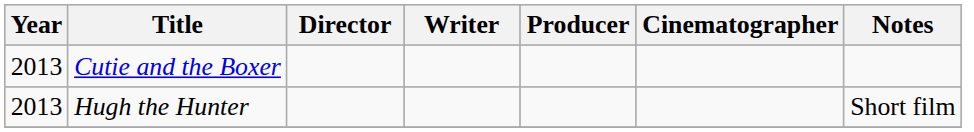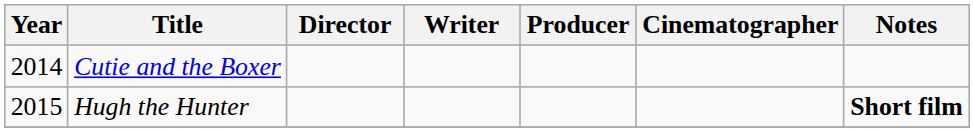(37, 65) 2013 -> (37, 65) 2014
(37, 106) 2013 -> (37, 106) 2015
(903, 106) normal -> (906, 106) bold
